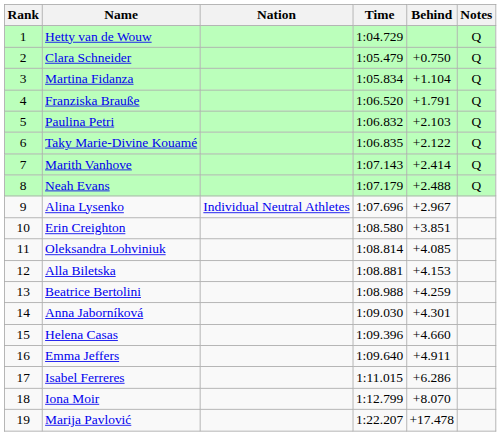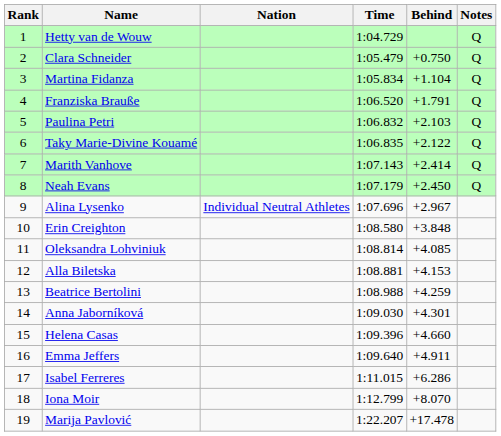(432, 185) +2.488 -> (432, 185) +2.450
(432, 228) +3.851 -> (432, 228) +3.848
